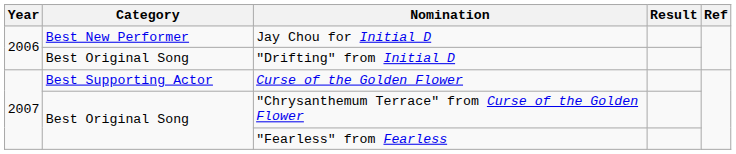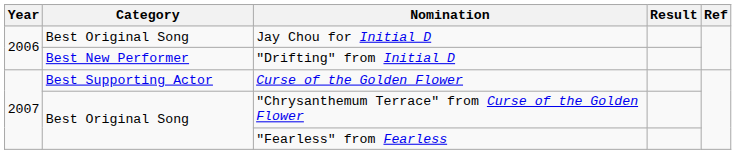(117, 37) Best New Performer -> (117, 37) Best Original Song
(117, 59) Best Original Song -> (117, 59) Best New Performer
